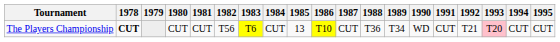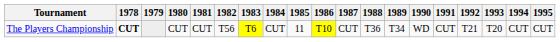(299, 29) 13 -> (299, 29) 11
(494, 29) pink background -> (494, 29) no background
